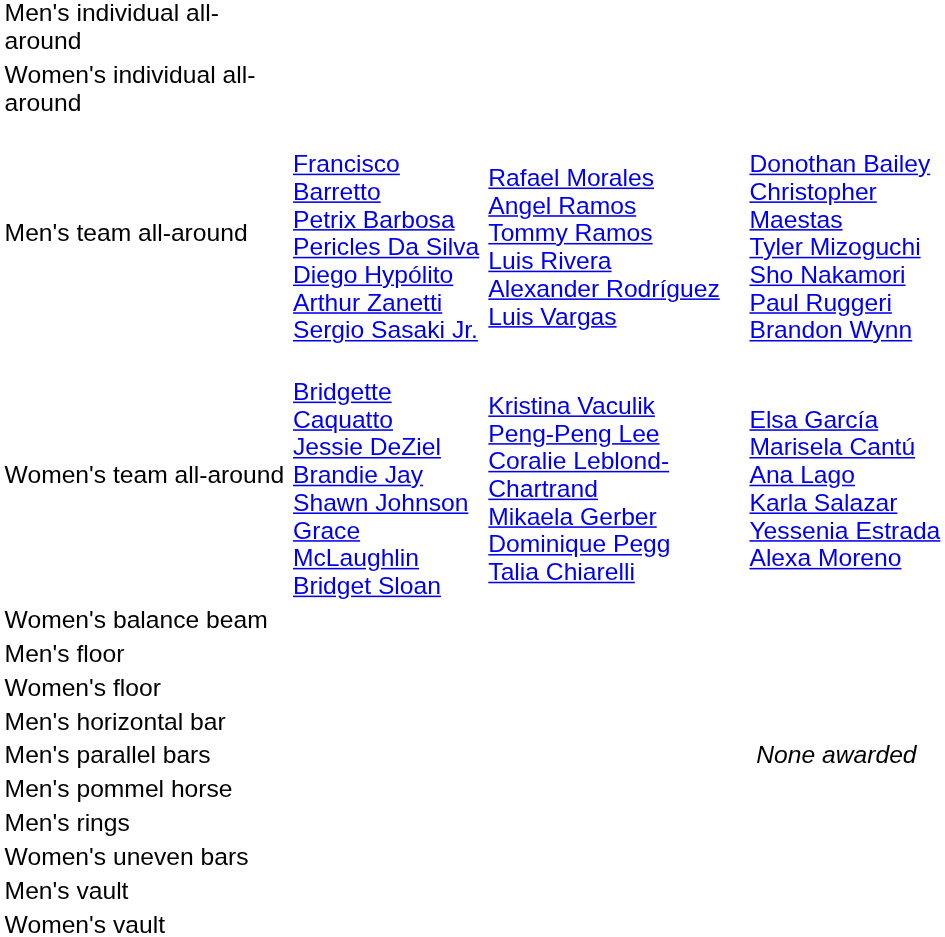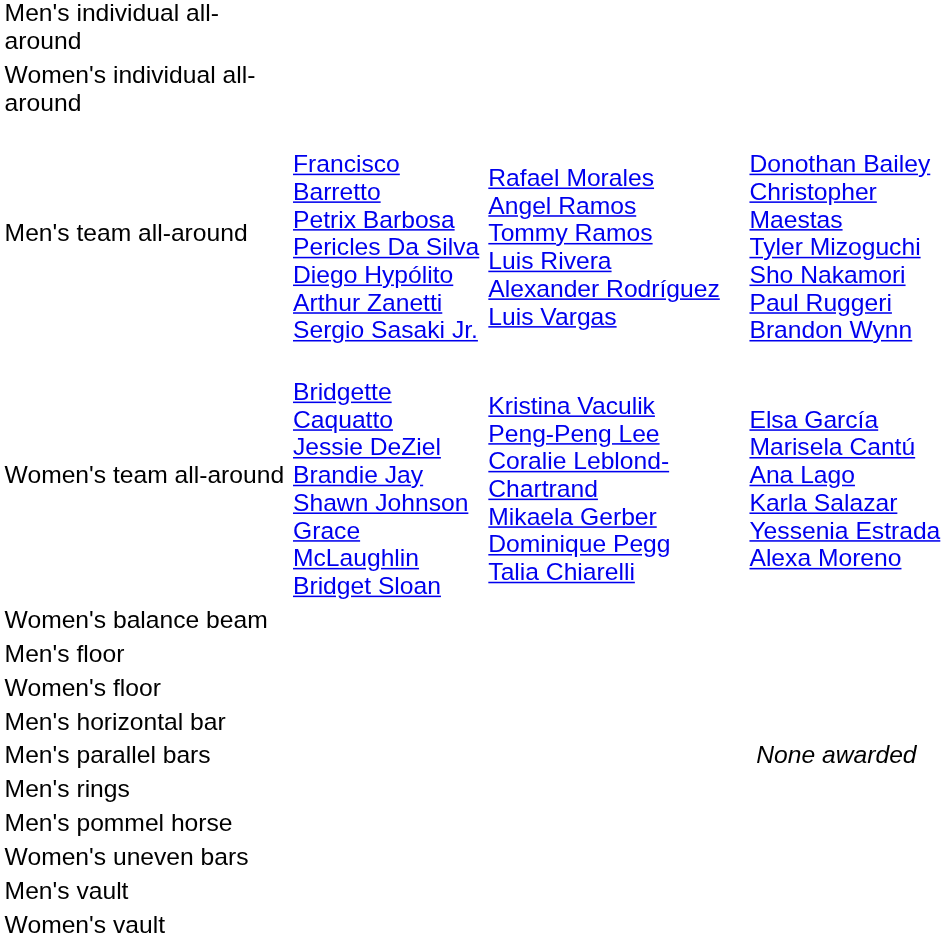rows swapped: (119, 789) <-> (67, 823)
